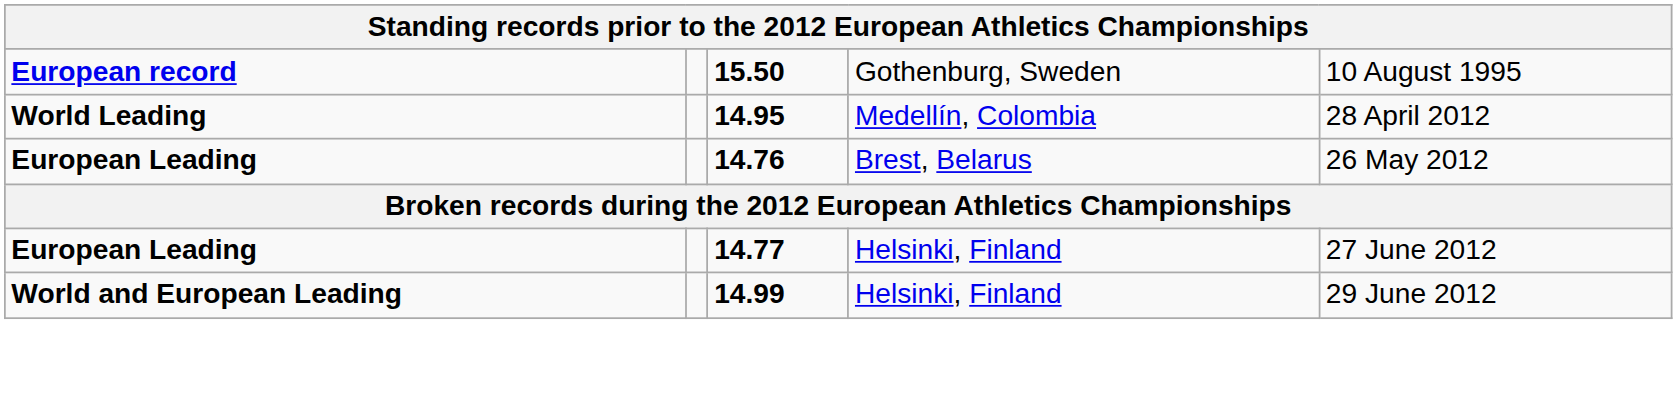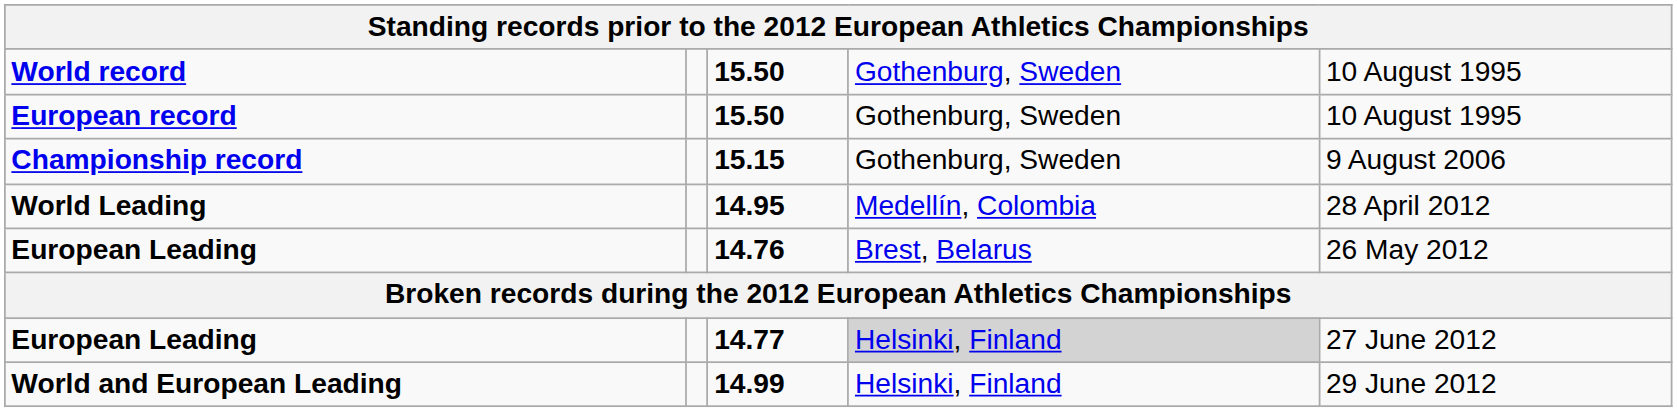+ row: (99, 71)
+ row: (157, 160)
(958, 250) no background -> (958, 339) lightgrey background
